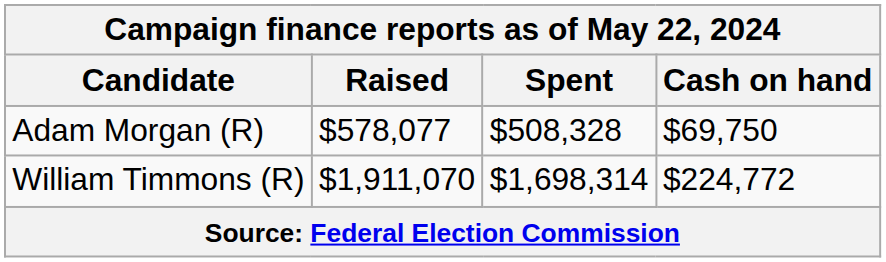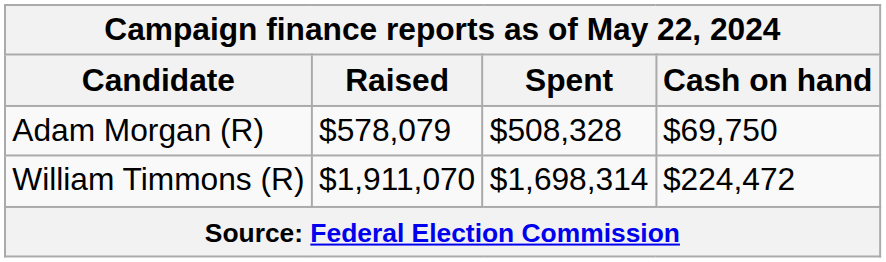(385, 130) $578,077 -> (385, 130) $578,079
(729, 180) $224,772 -> (729, 180) $224,472
